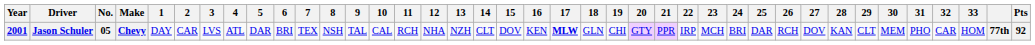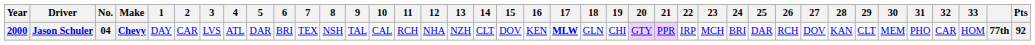(17, 30) 2001 -> (17, 30) 2000
(106, 30) 05 -> (106, 30) 04
